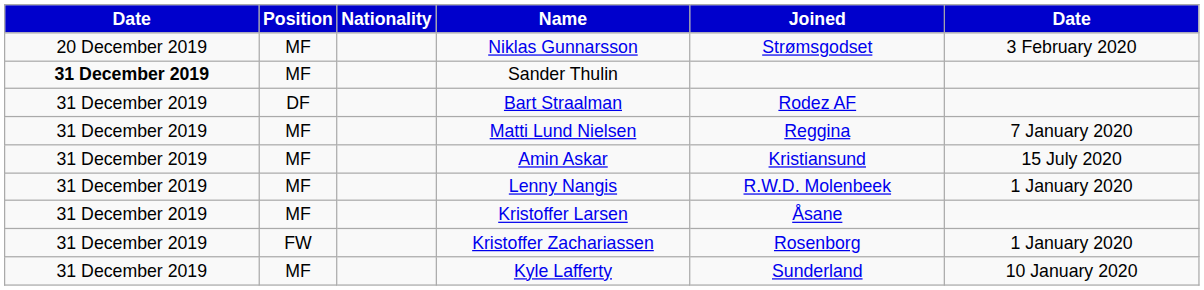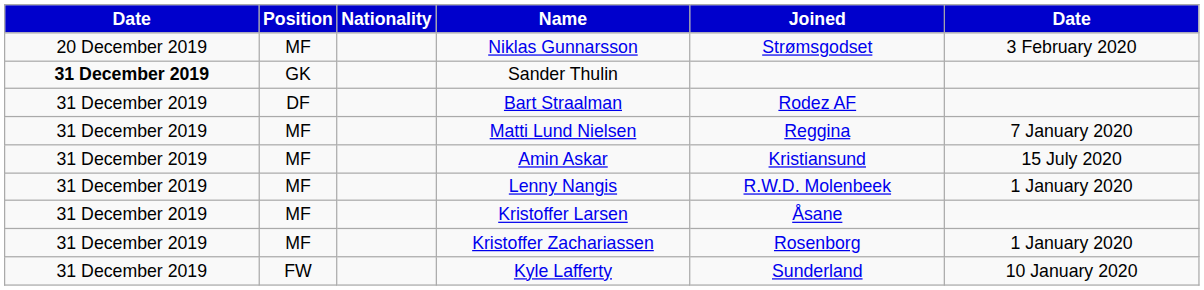(298, 75) MF -> (298, 75) GK
(298, 243) FW -> (298, 243) MF
(298, 271) MF -> (298, 271) FW
